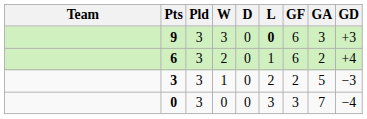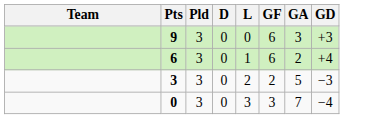- column: (224, 15)
(271, 37) bold -> (248, 37) normal
